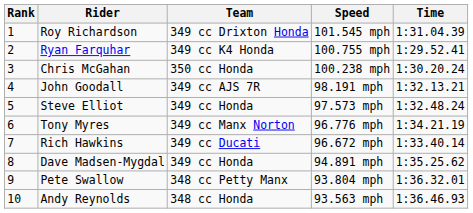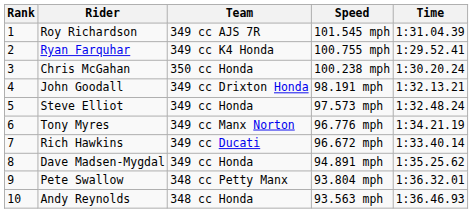(239, 33) 349 cc Drixton Honda -> (215, 33) 349 cc AJS 7R
(215, 88) 349 cc AJS 7R -> (239, 88) 349 cc Drixton Honda
